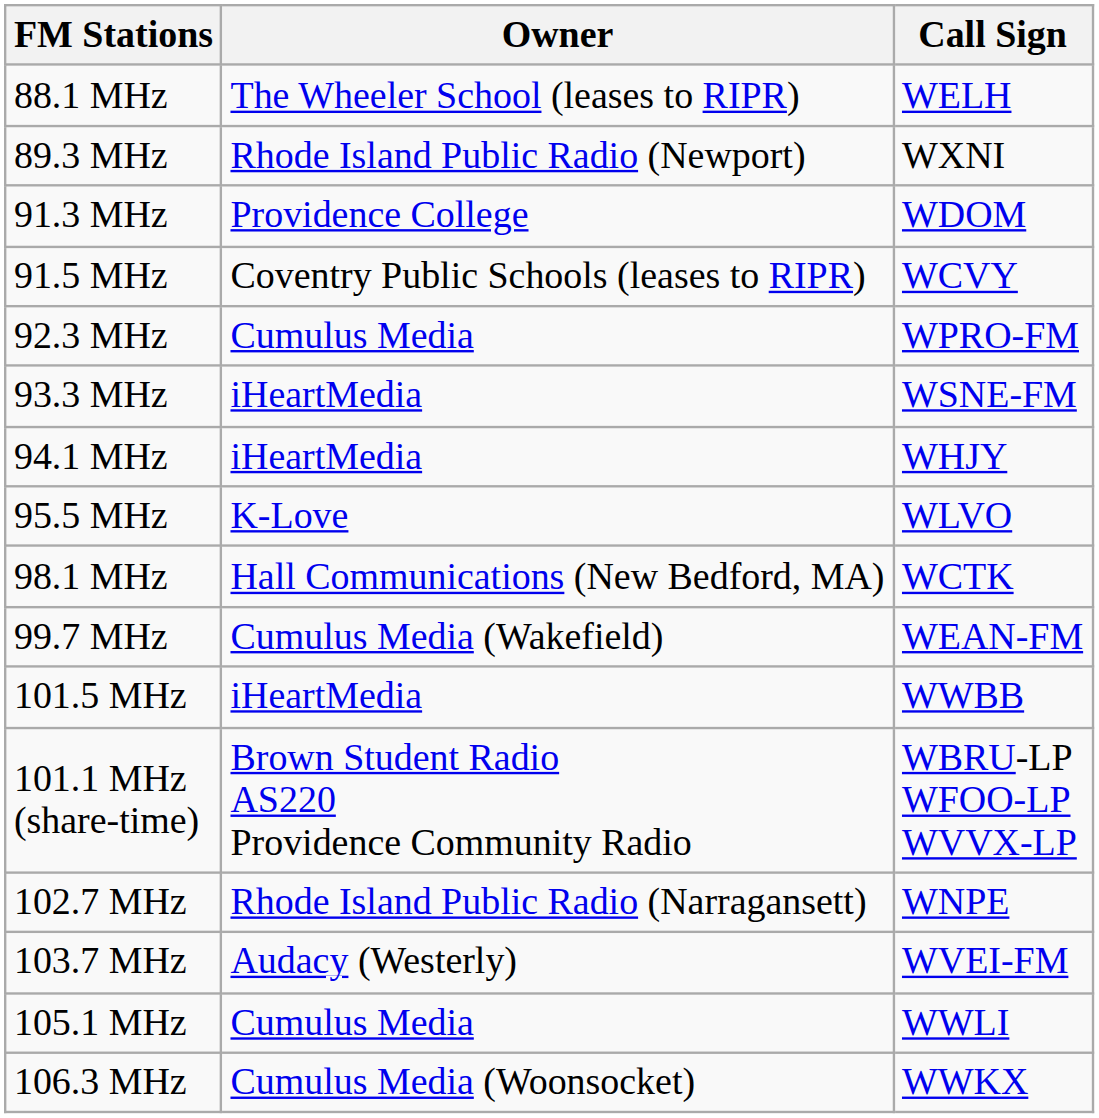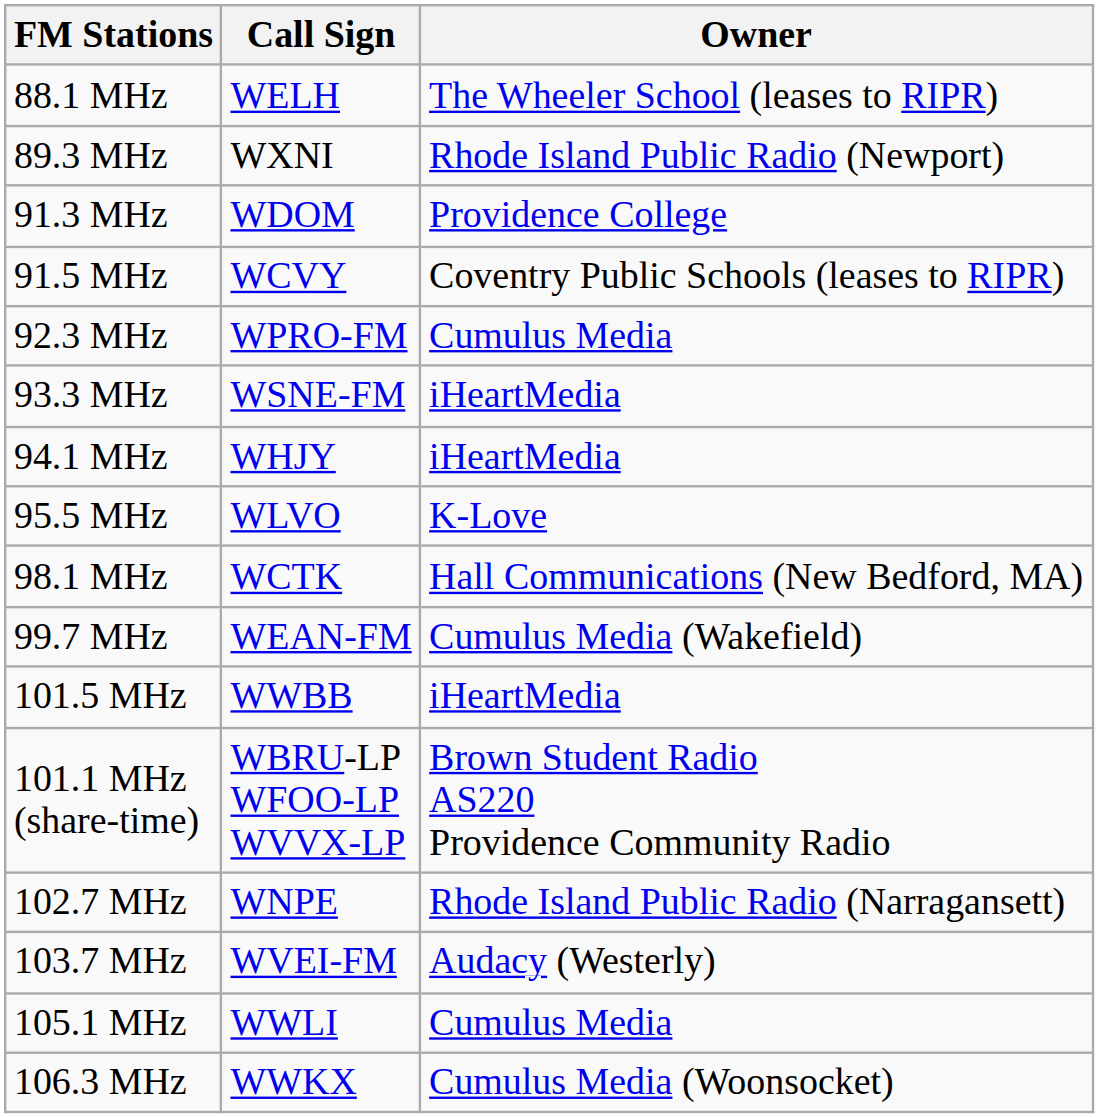columns swapped: (993, 34) <-> (557, 34)
